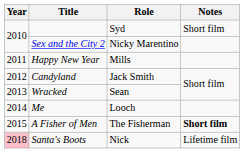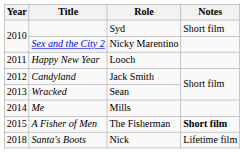(120, 60) Mills -> (122, 60) Looch
(122, 108) Looch -> (120, 108) Mills
(17, 140) pink background -> (17, 140) no background
